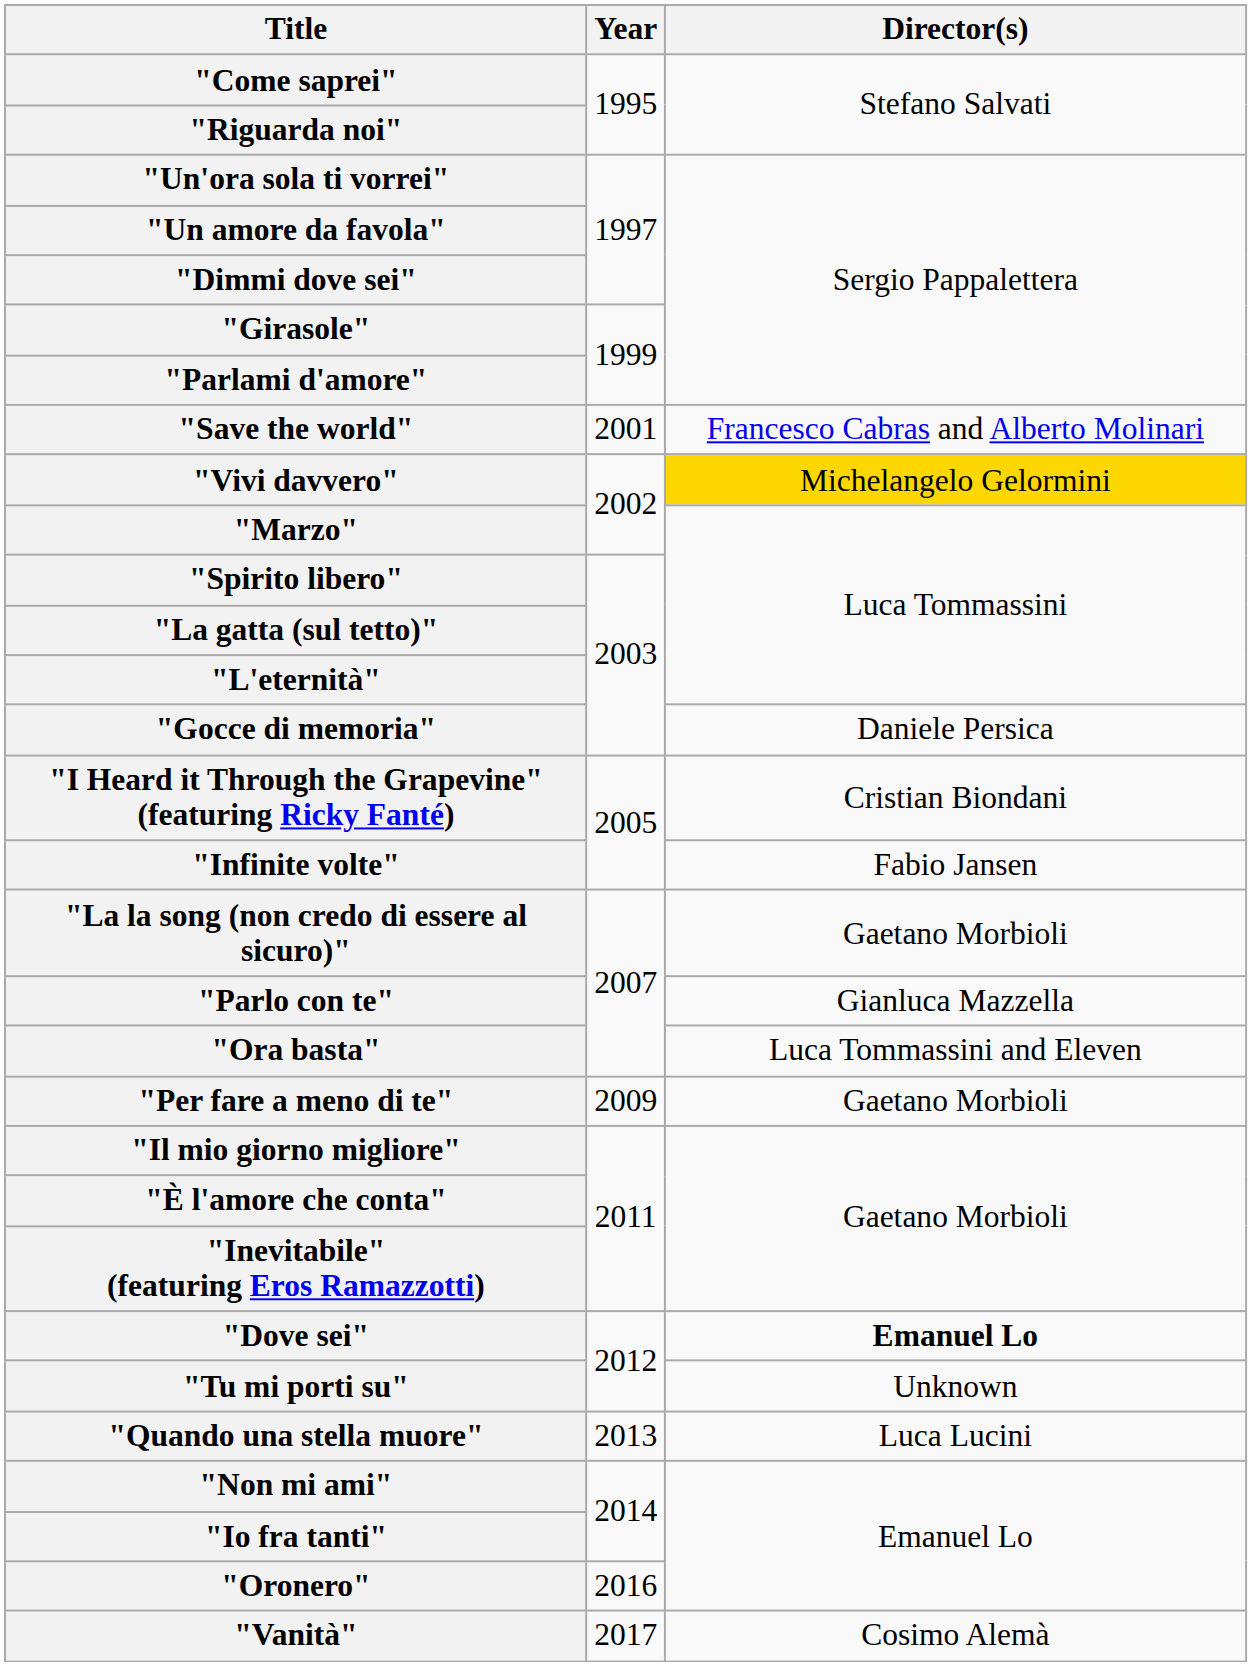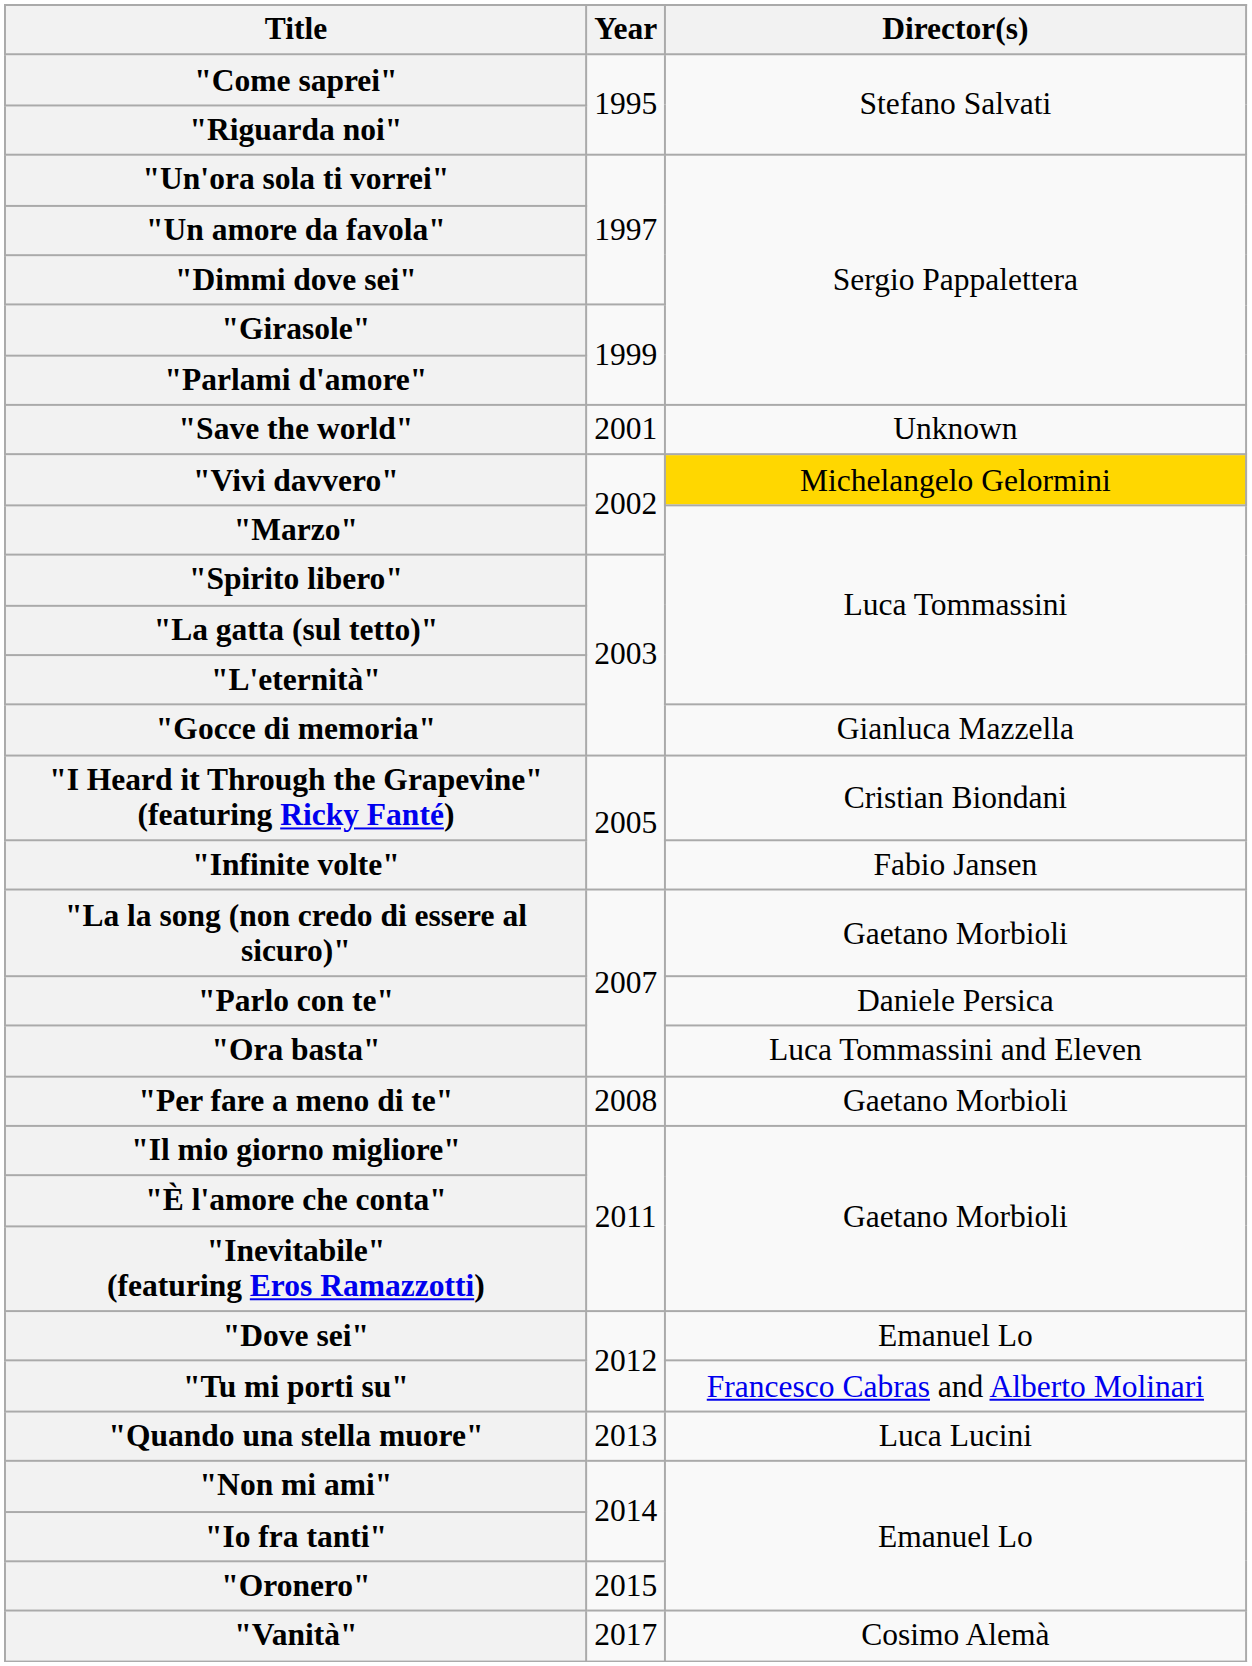(955, 429) Francesco Cabras and Alberto Molinari -> (955, 429) Unknown
(955, 729) Daniele Persica -> (955, 729) Gianluca Mazzella
(955, 1000) Gianluca Mazzella -> (955, 1000) Daniele Persica
(626, 1100) 2009 -> (626, 1100) 2008
(955, 1335) bold -> (955, 1335) normal
(955, 1385) Unknown -> (955, 1385) Francesco Cabras and Alberto Molinari
(626, 1585) 2016 -> (626, 1585) 2015
